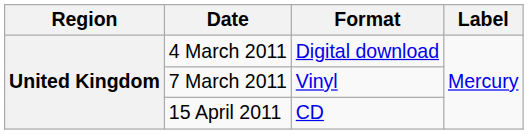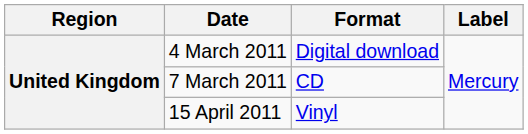(317, 81) Vinyl -> (310, 81) CD
(310, 112) CD -> (317, 112) Vinyl
